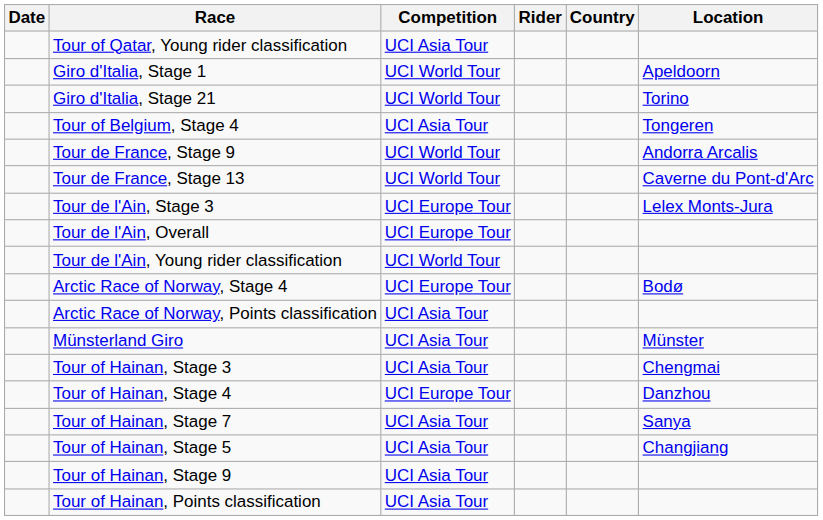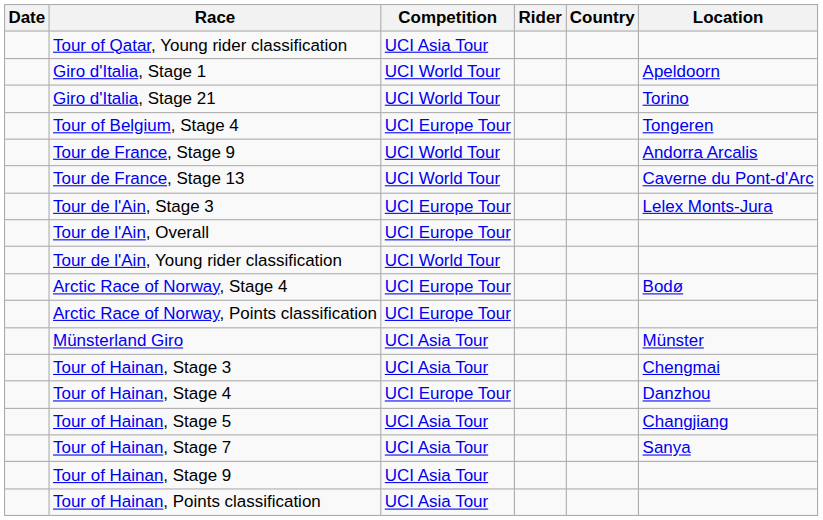(436, 125) UCI Asia Tour -> (448, 125) UCI Europe Tour
(436, 313) UCI Asia Tour -> (448, 313) UCI Europe Tour
rows swapped: (142, 448) <-> (142, 421)
